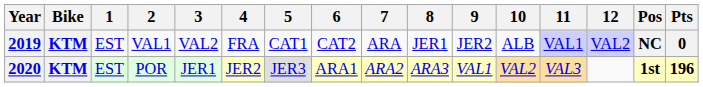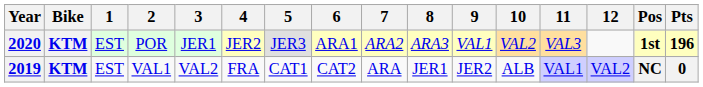rows swapped: (25, 43) <-> (25, 69)
